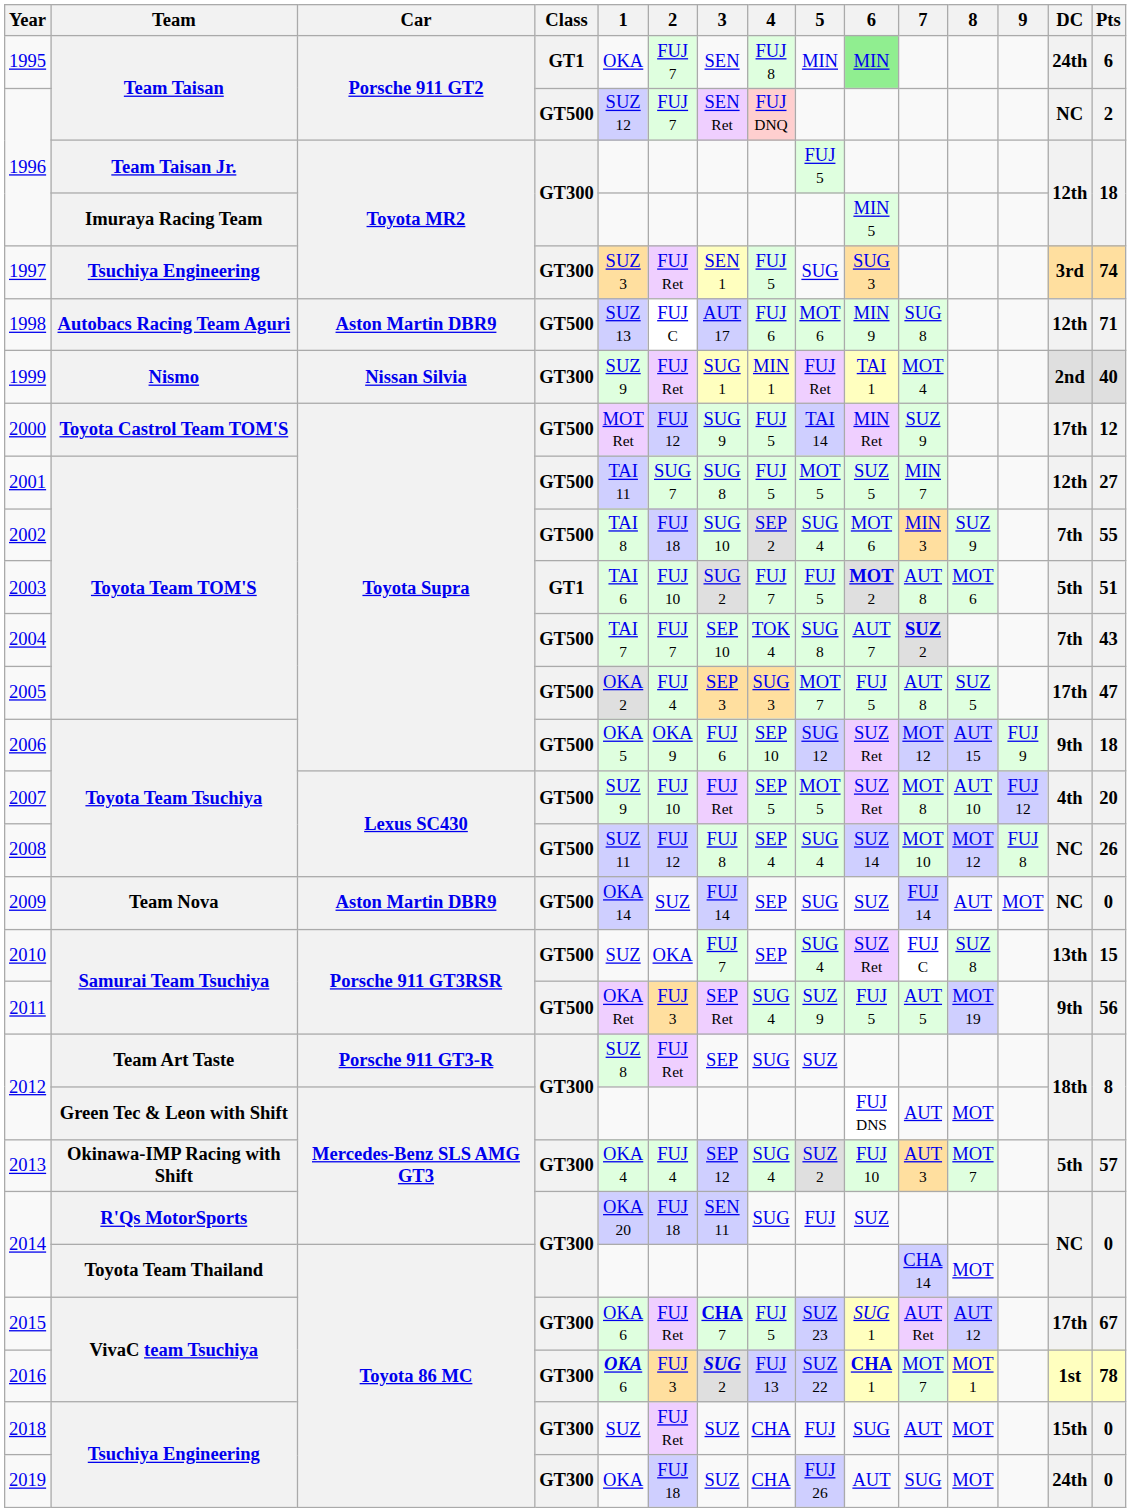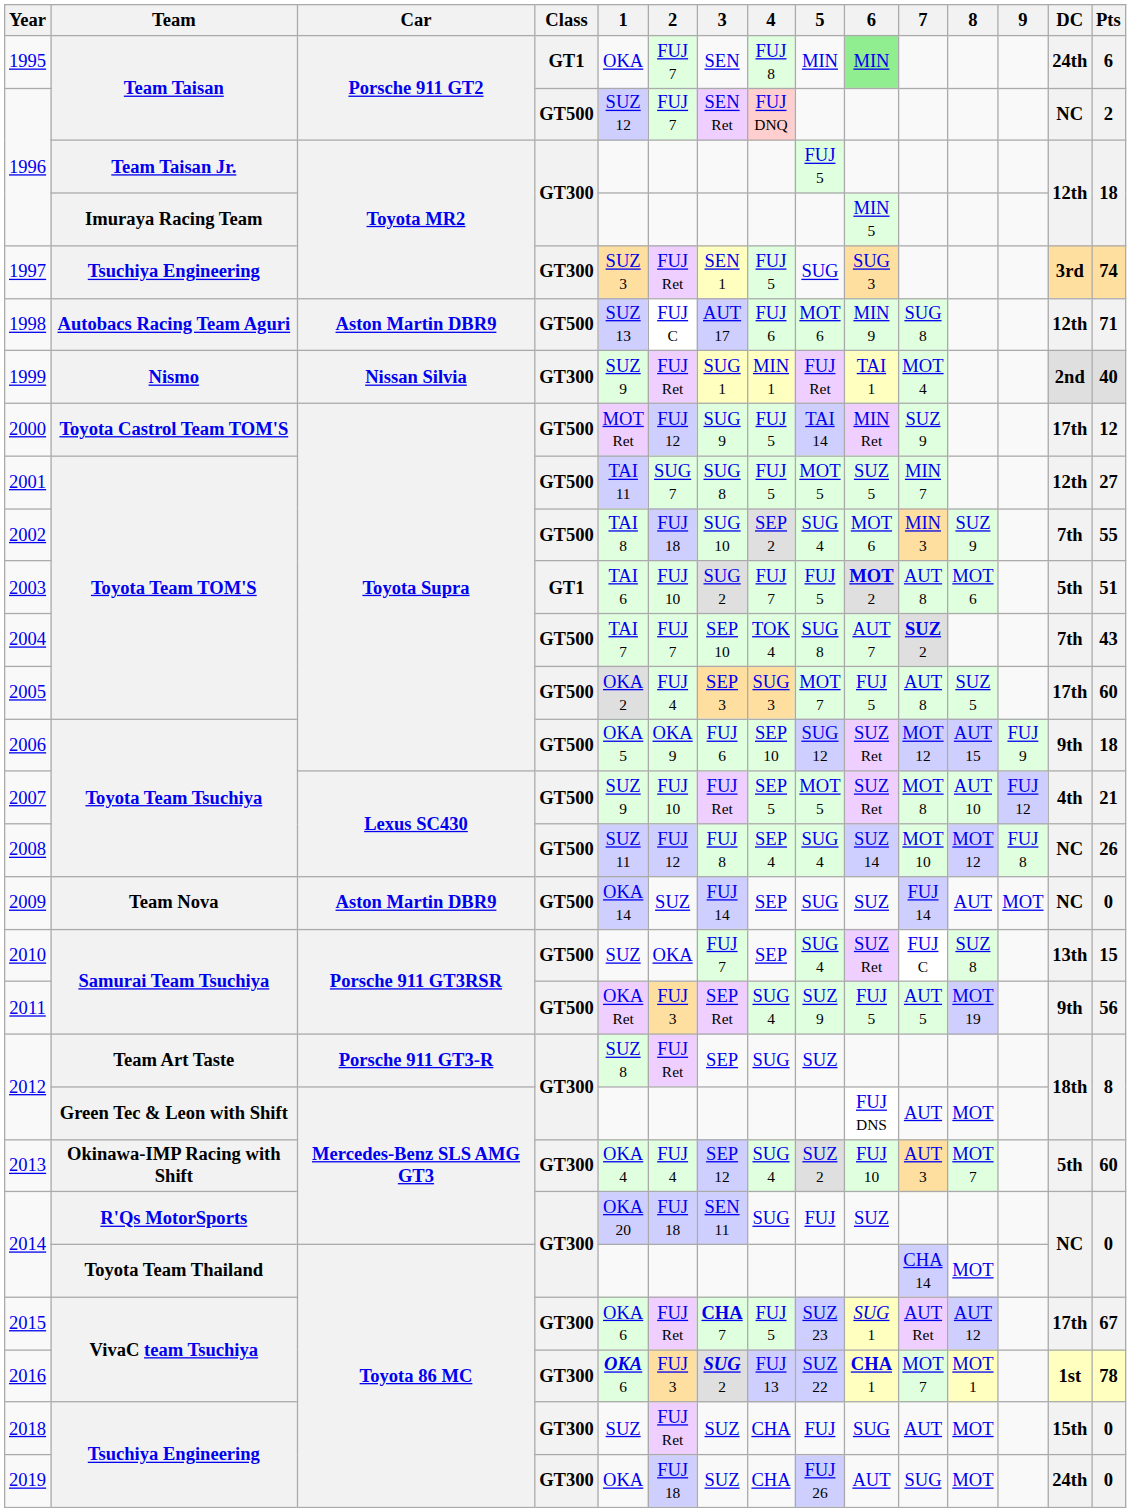(1108, 692) 47 -> (1108, 692) 60
(1108, 797) 20 -> (1108, 797) 21
(1108, 1165) 57 -> (1108, 1165) 60
